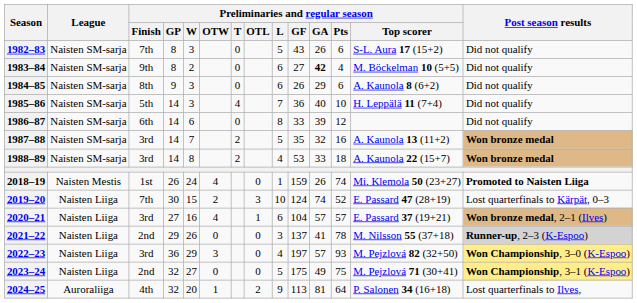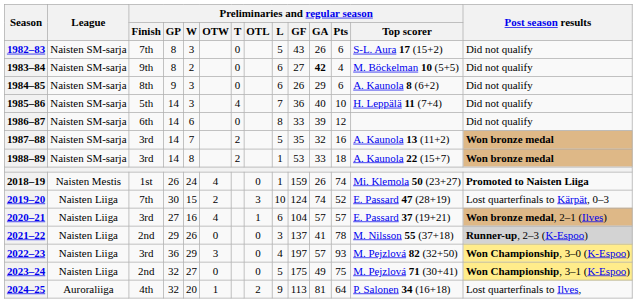(280, 158) 4 -> (280, 158) 1
